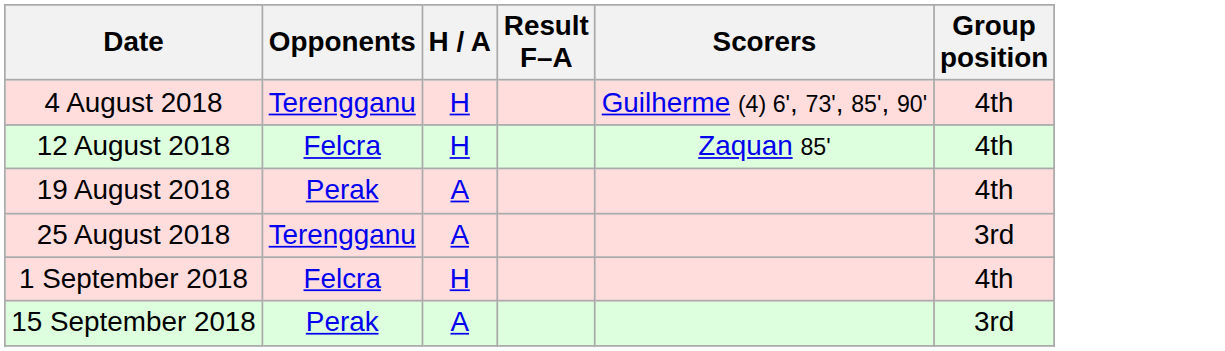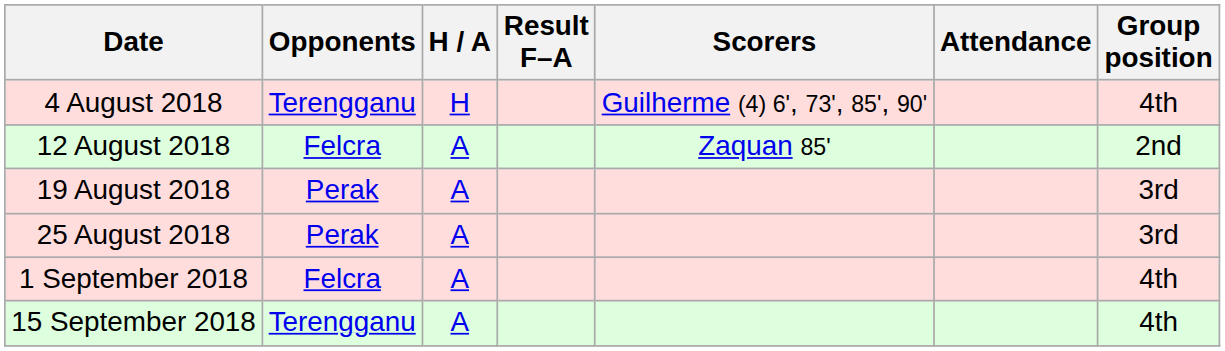+ column: (1016, 42)
(460, 146) H -> (460, 146) A
(994, 146) 4th -> (1159, 146) 2nd
(994, 190) 4th -> (1159, 190) 3rd
(342, 234) Terengganu -> (342, 234) Perak
(460, 278) H -> (460, 278) A
(342, 322) Perak -> (342, 322) Terengganu
(994, 322) 3rd -> (1159, 322) 4th
